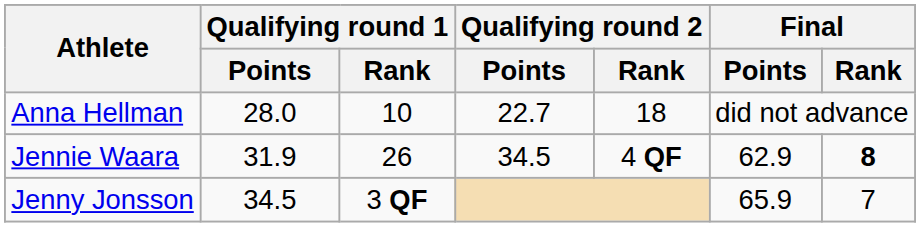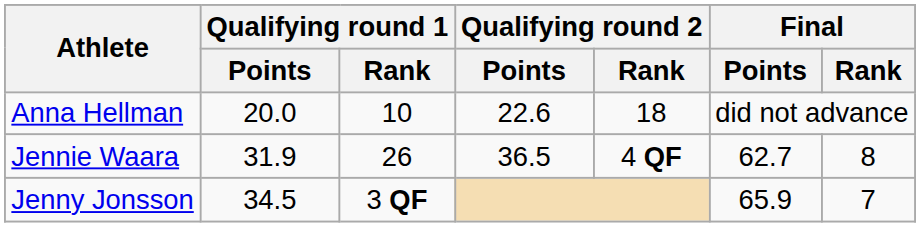(270, 113) 28.0 -> (270, 113) 20.0
(524, 113) 22.7 -> (524, 113) 22.6
(524, 157) 34.5 -> (524, 157) 36.5
(765, 157) 62.9 -> (765, 157) 62.7
(868, 157) bold -> (868, 157) normal
